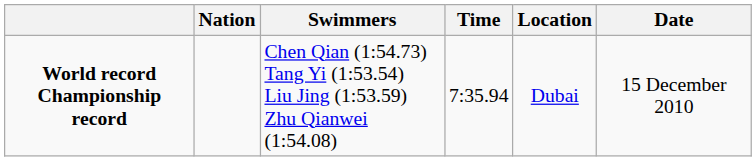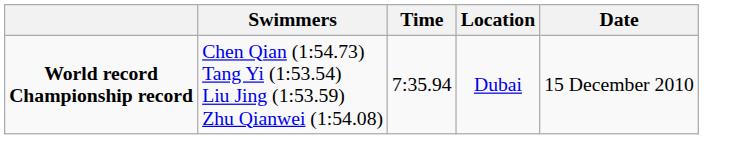- column: (227, 20)
